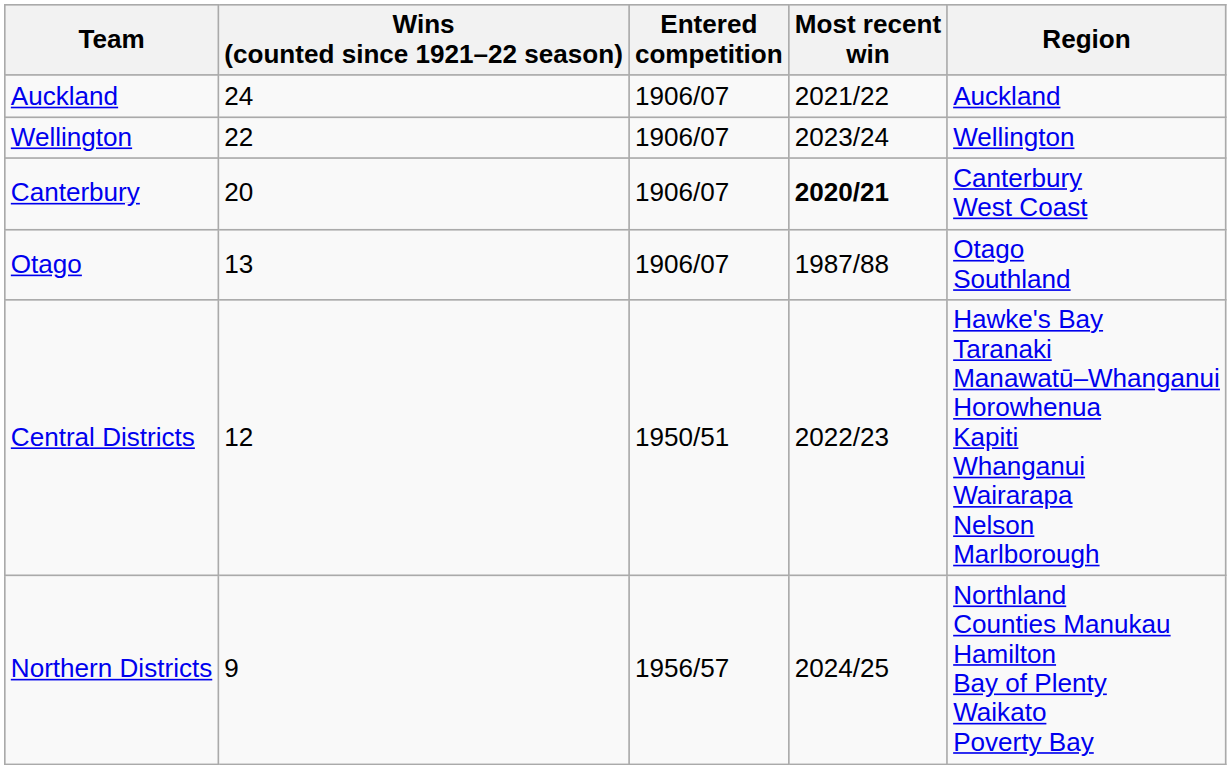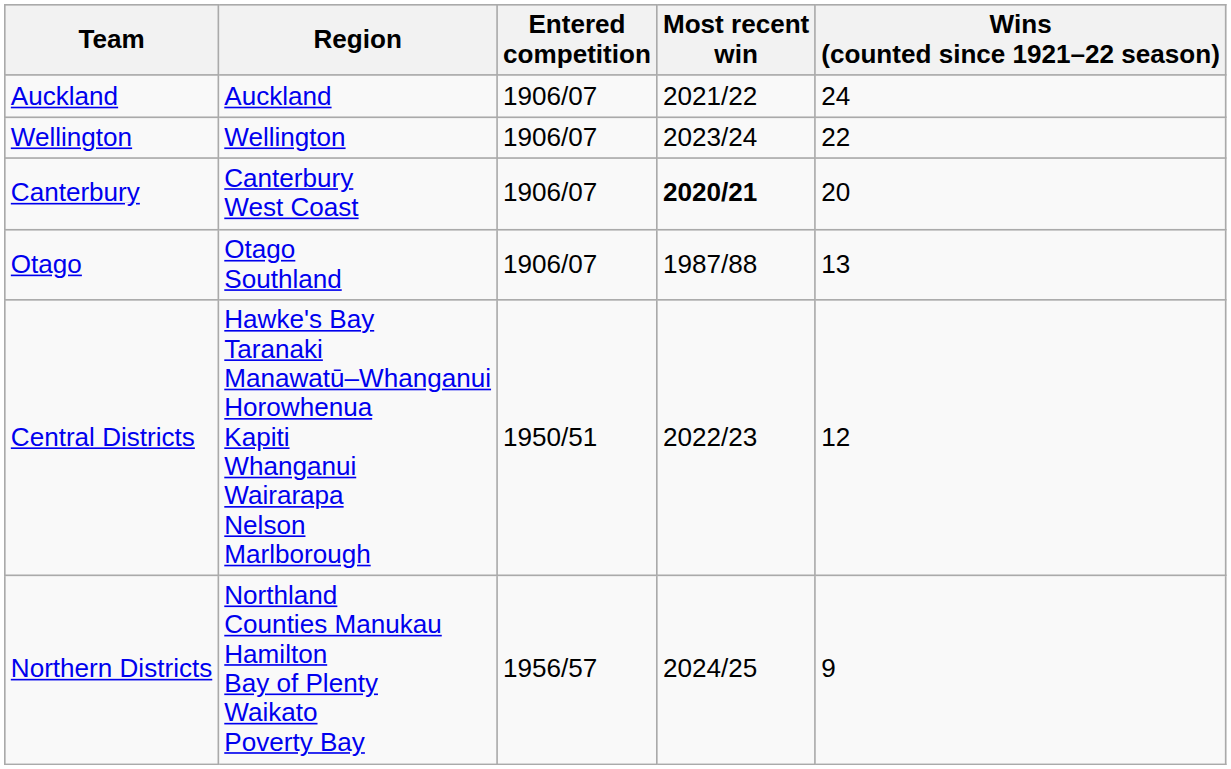columns swapped: (1087, 39) <-> (424, 39)
